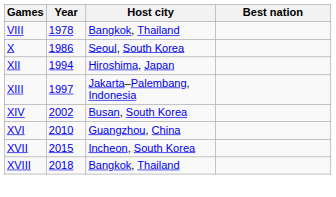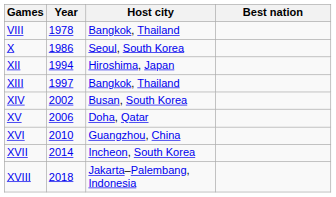(139, 89) Jakarta–Palembang, Indonesia -> (134, 83) Bangkok, Thailand
+ row: (14, 118)
(61, 148) 2015 -> (61, 153) 2014
(134, 165) Bangkok, Thailand -> (139, 177) Jakarta–Palembang, Indonesia
